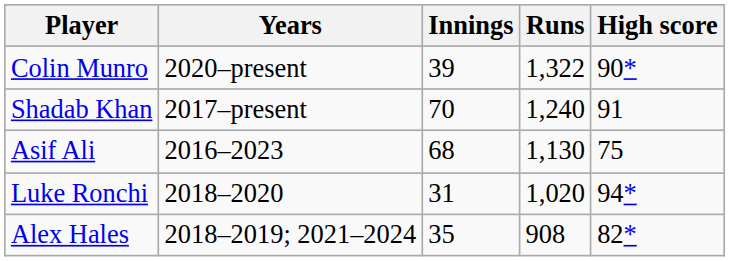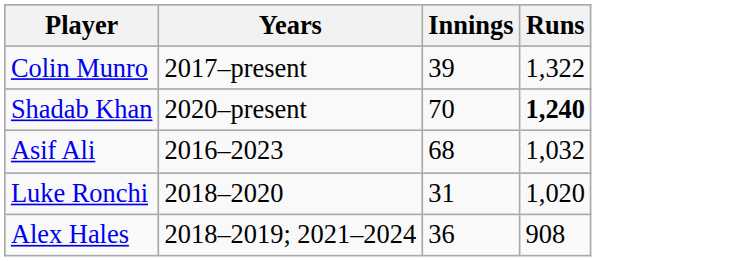- column: (657, 25)
(236, 67) 2020–present -> (236, 67) 2017–present
(236, 109) 2017–present -> (236, 109) 2020–present
(555, 109) normal -> (555, 109) bold
(555, 151) 1,130 -> (555, 151) 1,032
(442, 234) 35 -> (442, 234) 36
